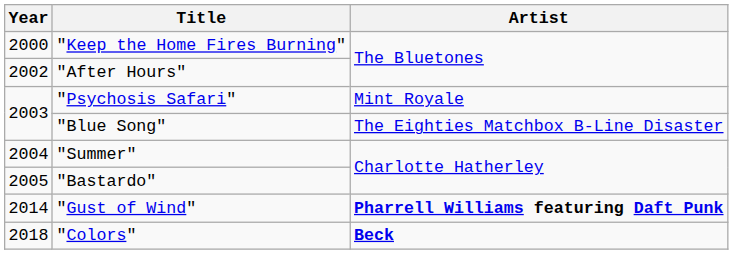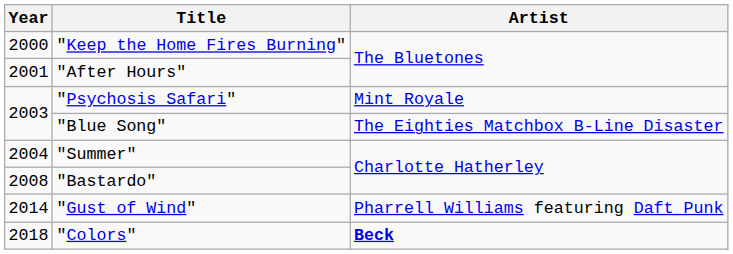(29, 72) 2002 -> (29, 72) 2001
(29, 181) 2005 -> (29, 181) 2008
(539, 208) bold -> (539, 208) normal
